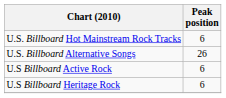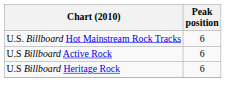- row: (71, 54)
